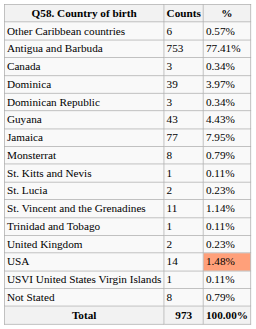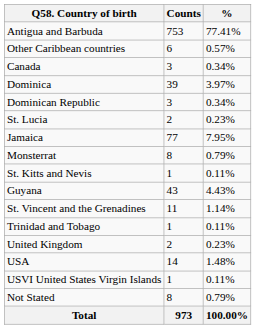rows swapped: (55, 48) <-> (66, 31)
rows swapped: (24, 119) <-> (27, 191)
(220, 262) lightsalmon background -> (220, 262) no background
